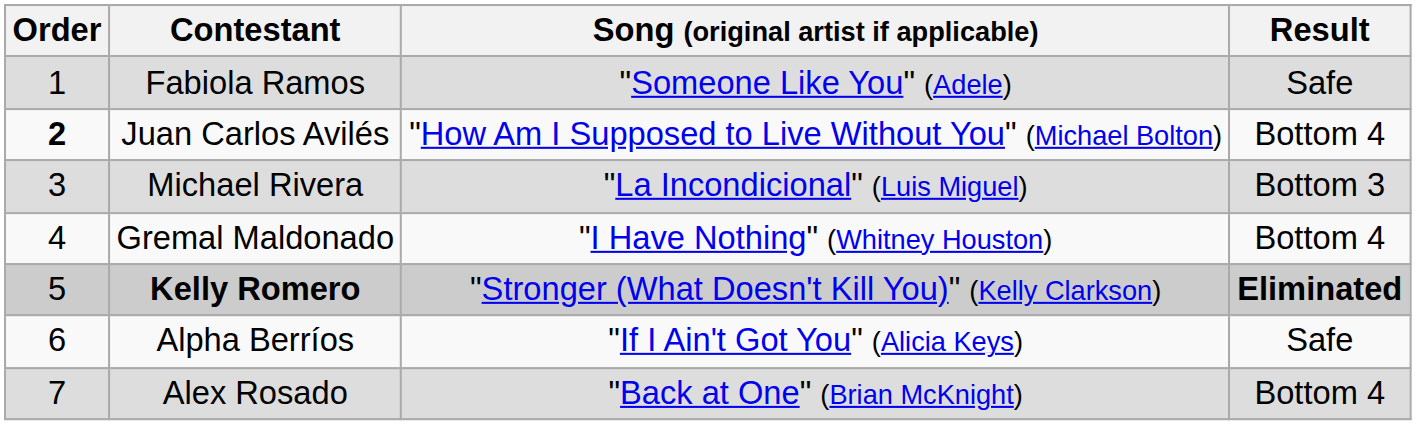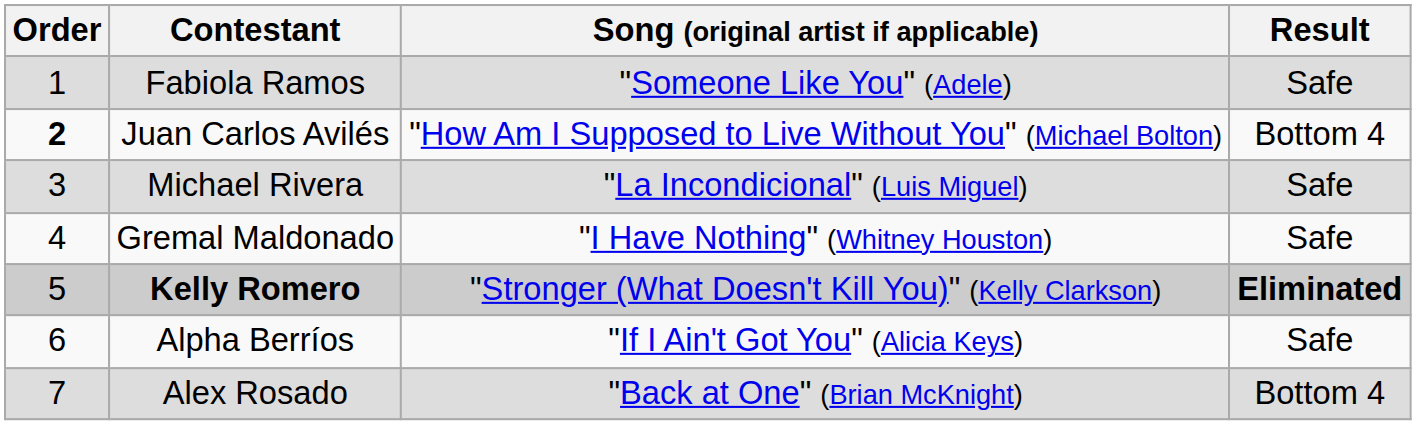(1320, 185) Bottom 3 -> (1320, 185) Safe
(1320, 237) Bottom 4 -> (1320, 237) Safe
